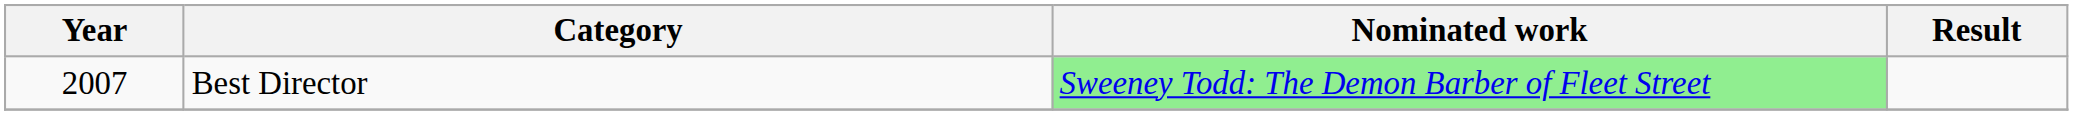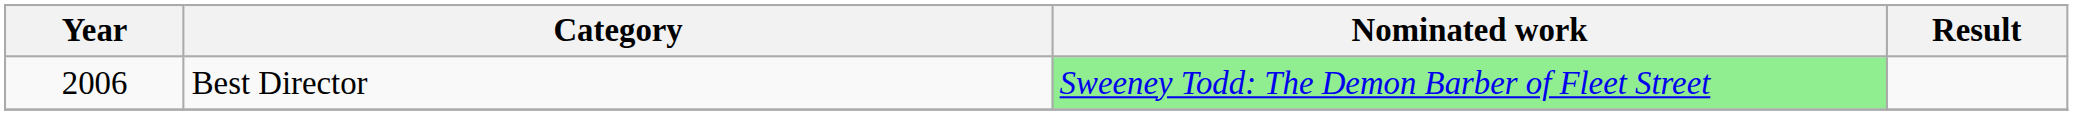(95, 82) 2007 -> (95, 82) 2006
